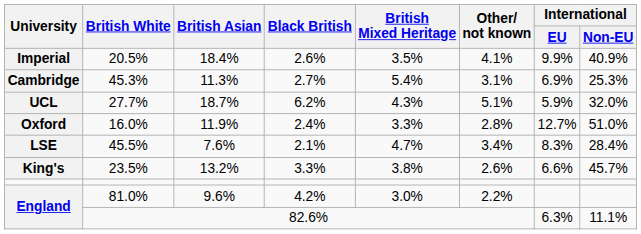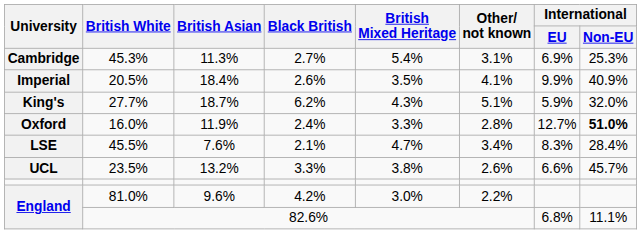rows swapped: (128, 80) <-> (128, 59)
(44, 102) UCL -> (44, 102) King's
(608, 124) normal -> (608, 124) bold
(44, 168) King's -> (44, 168) UCL
(557, 218) 6.3% -> (557, 218) 6.8%
